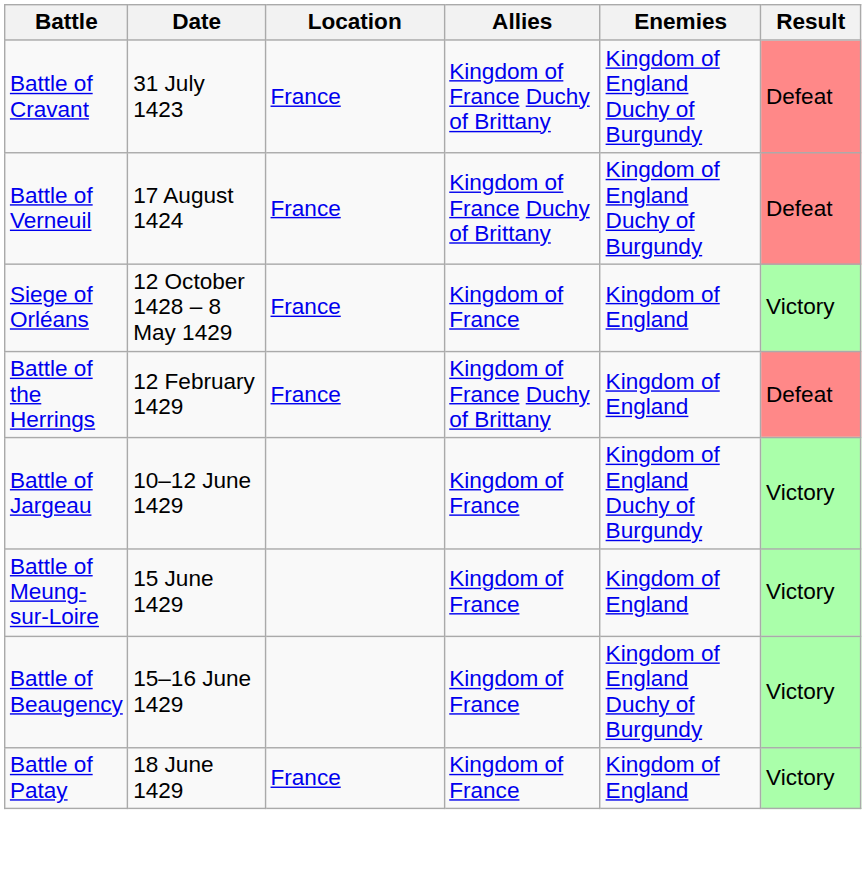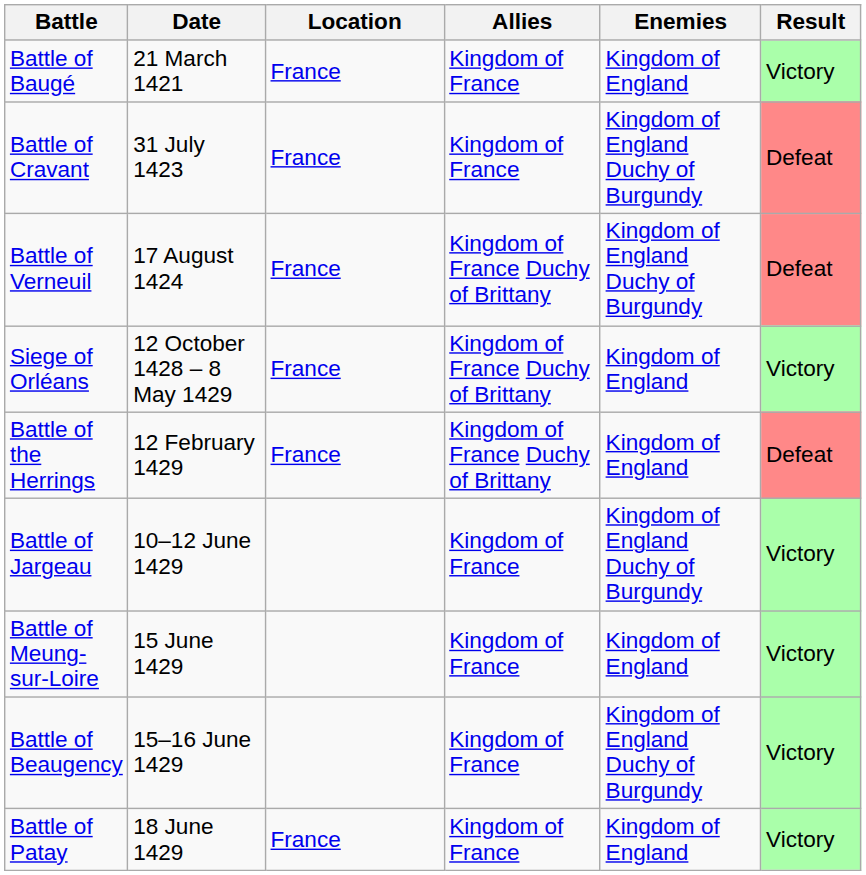+ row: (51, 70)
(519, 96) Kingdom of France Duchy of Brittany -> (506, 157) Kingdom of France
(506, 307) Kingdom of France -> (519, 368) Kingdom of France Duchy of Brittany
